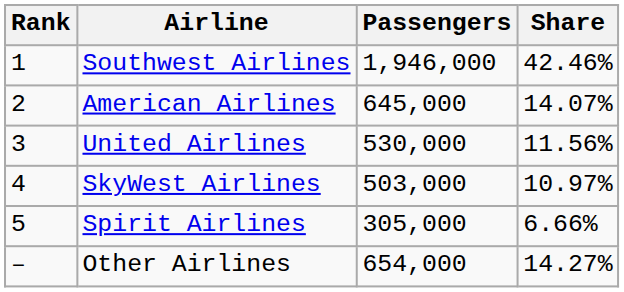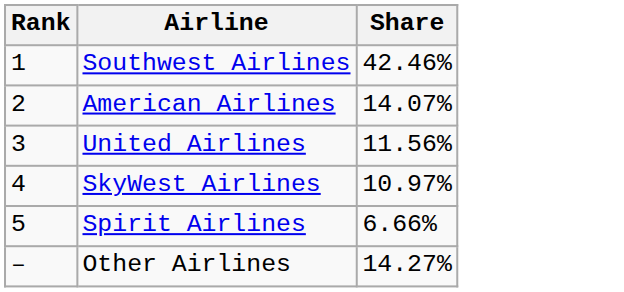- column: (437, 25)
